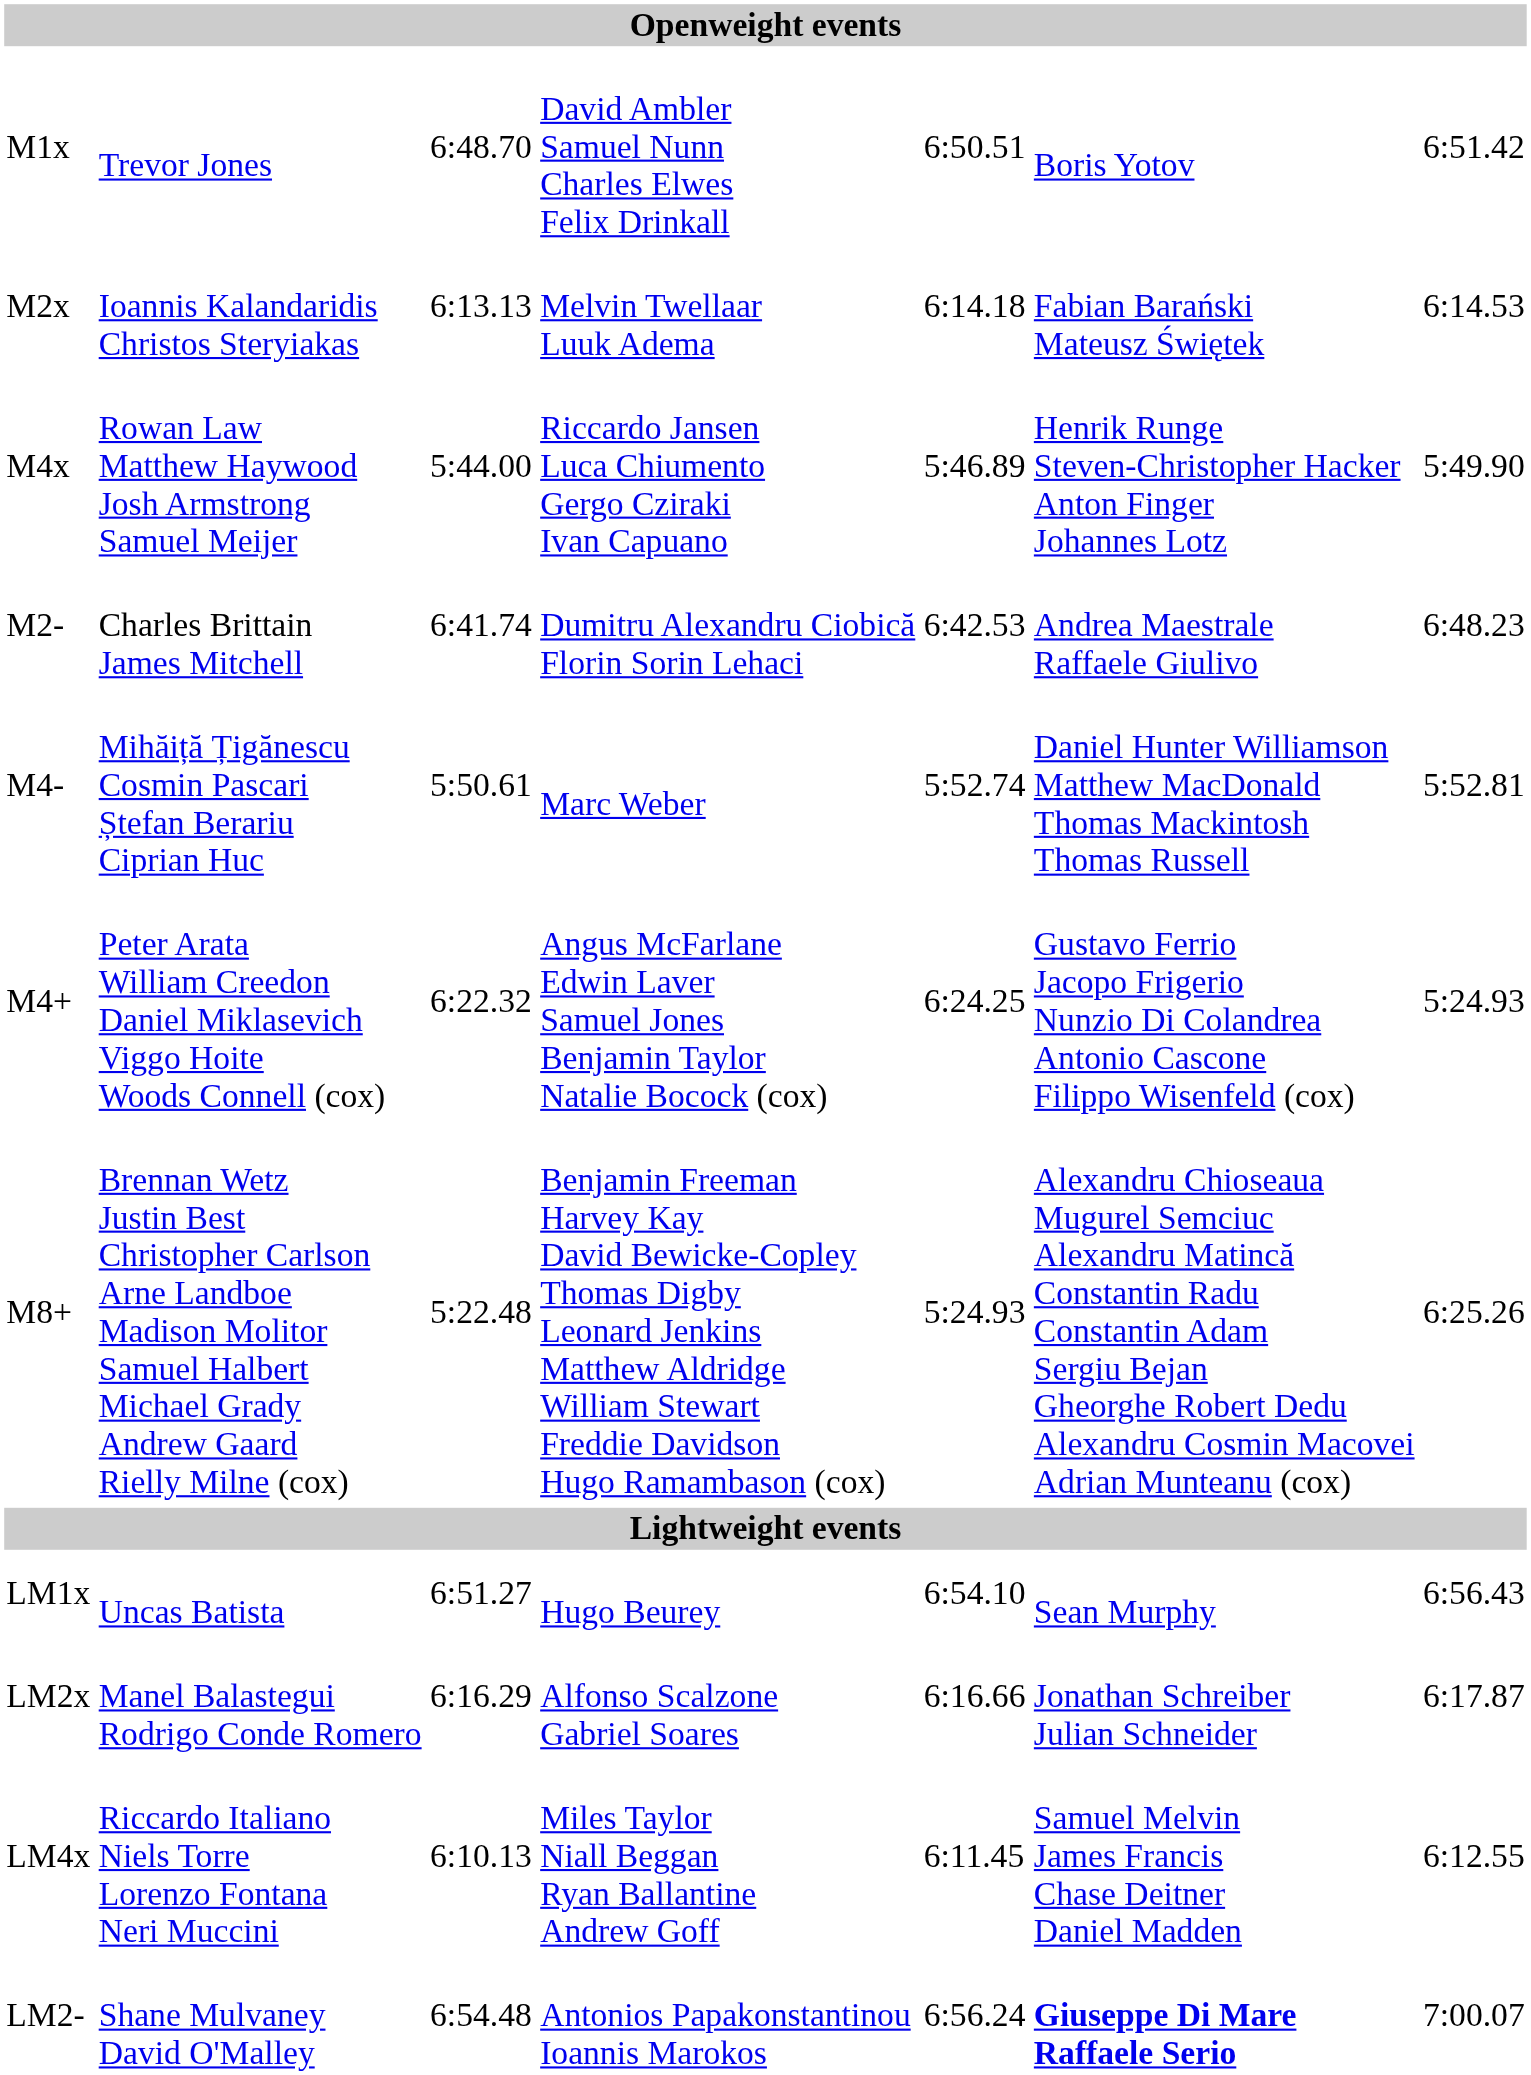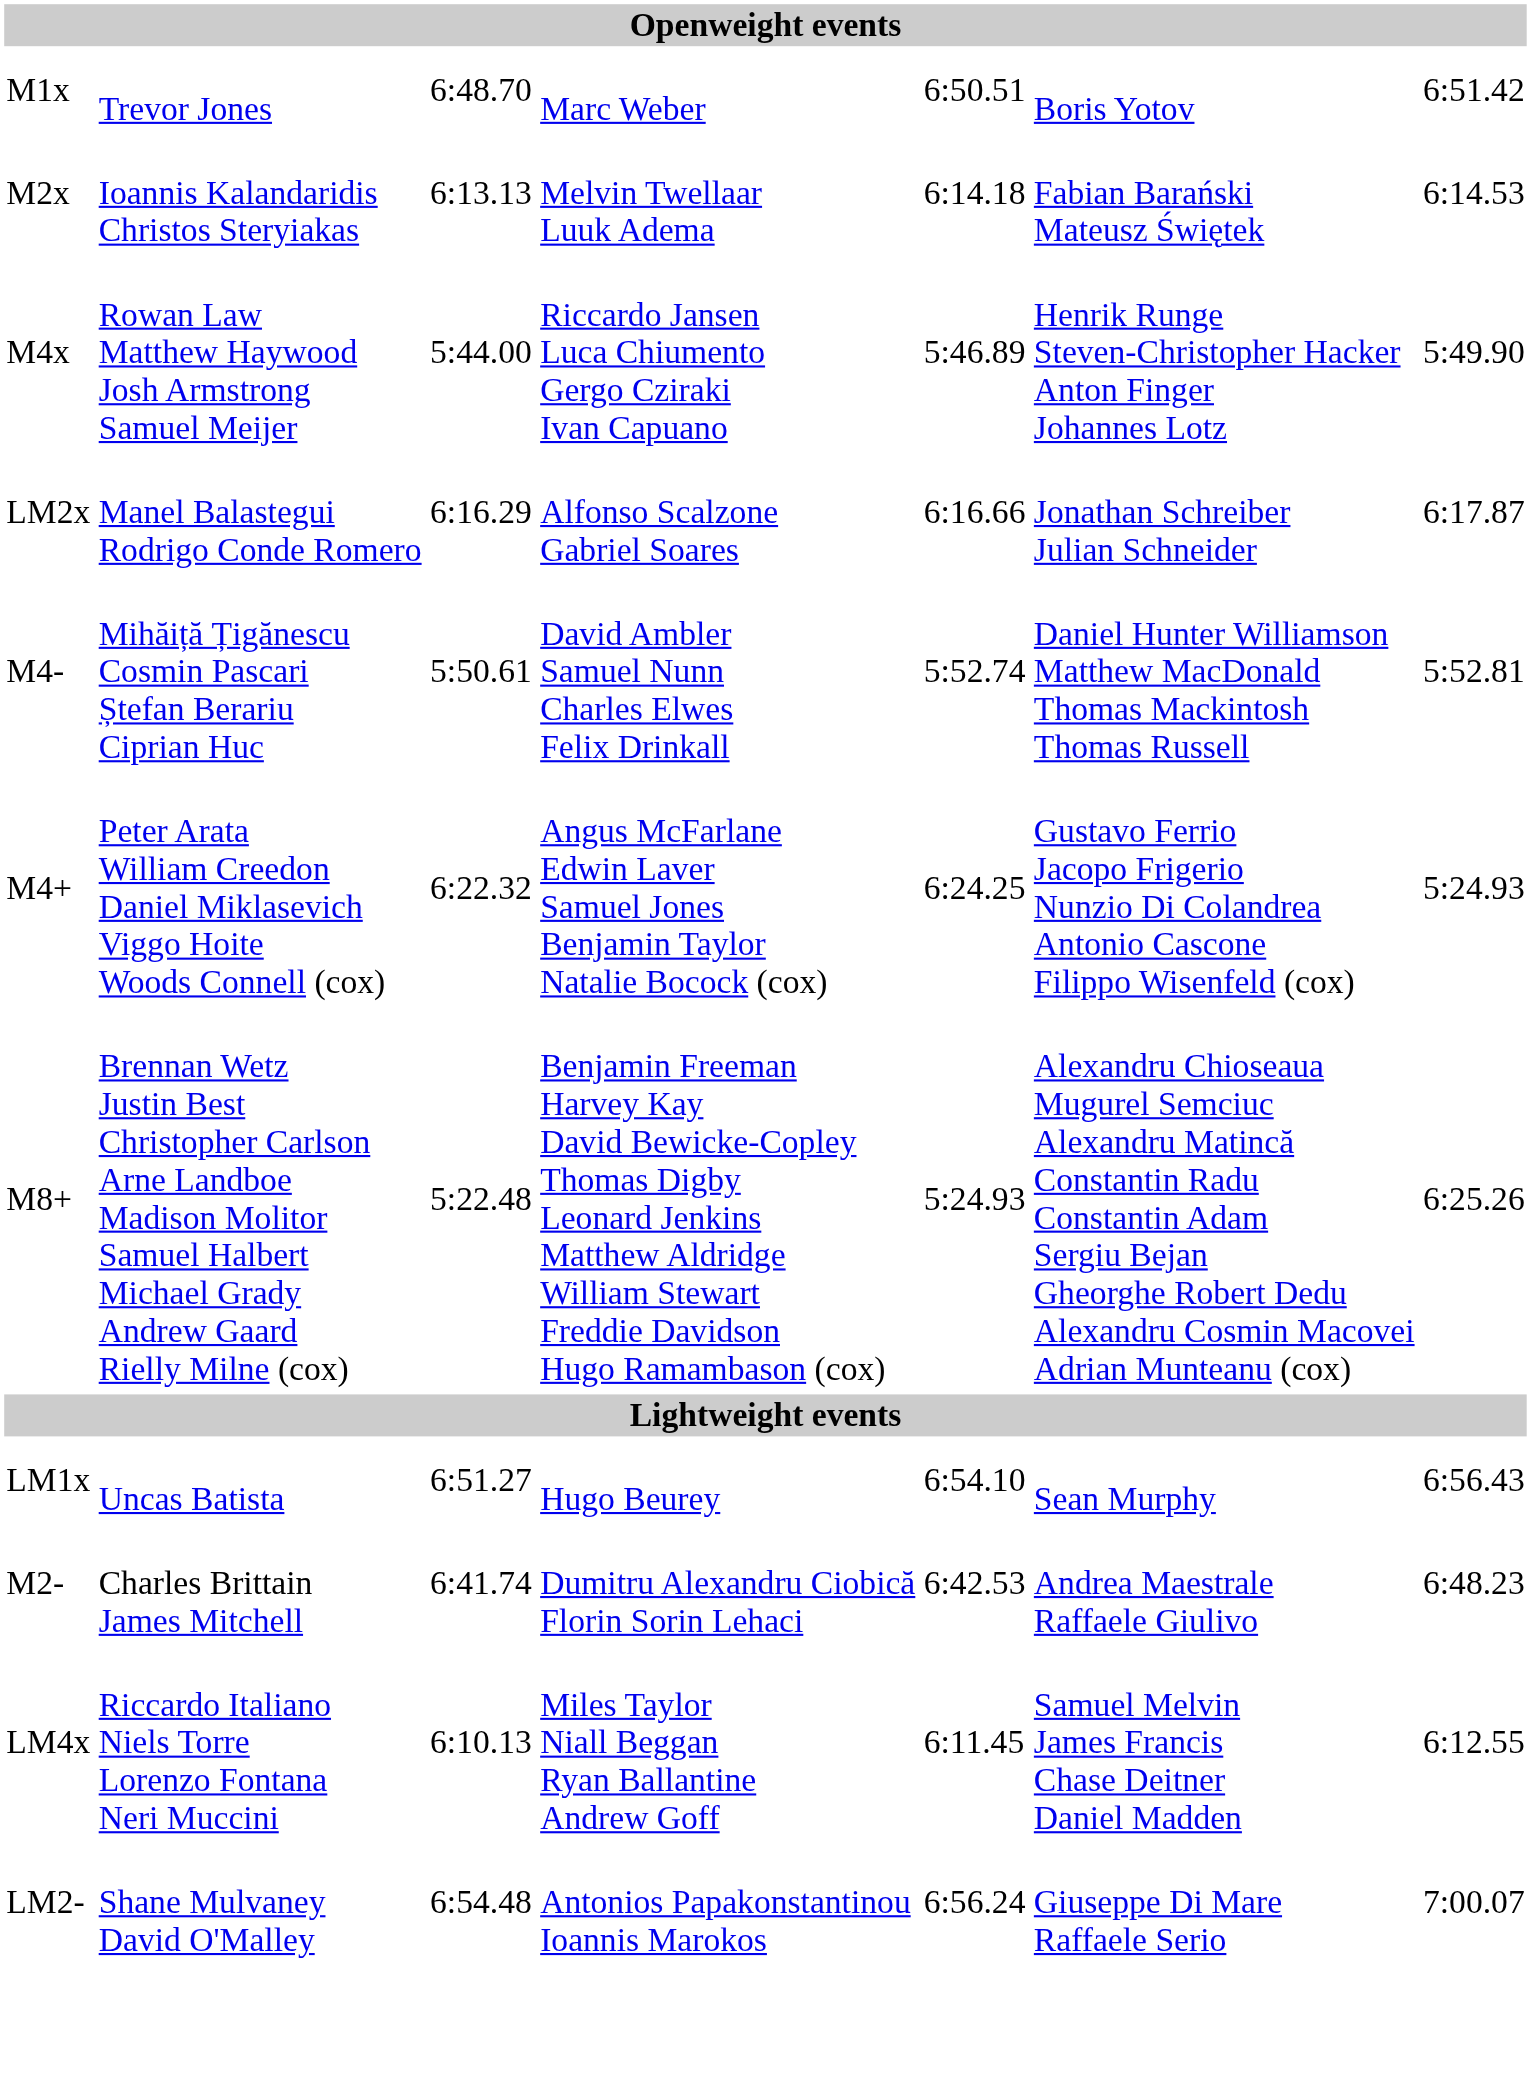(637, 165) David Ambler Samuel Nunn Charles Elwes Felix Drinkall -> (623, 108) Marc Weber
rows swapped: (35, 625) <-> (48, 1696)
(623, 803) Marc Weber -> (637, 690) David Ambler Samuel Nunn Charles Elwes Felix Drinkall
(1165, 2034) bold -> (1158, 1920) normal
